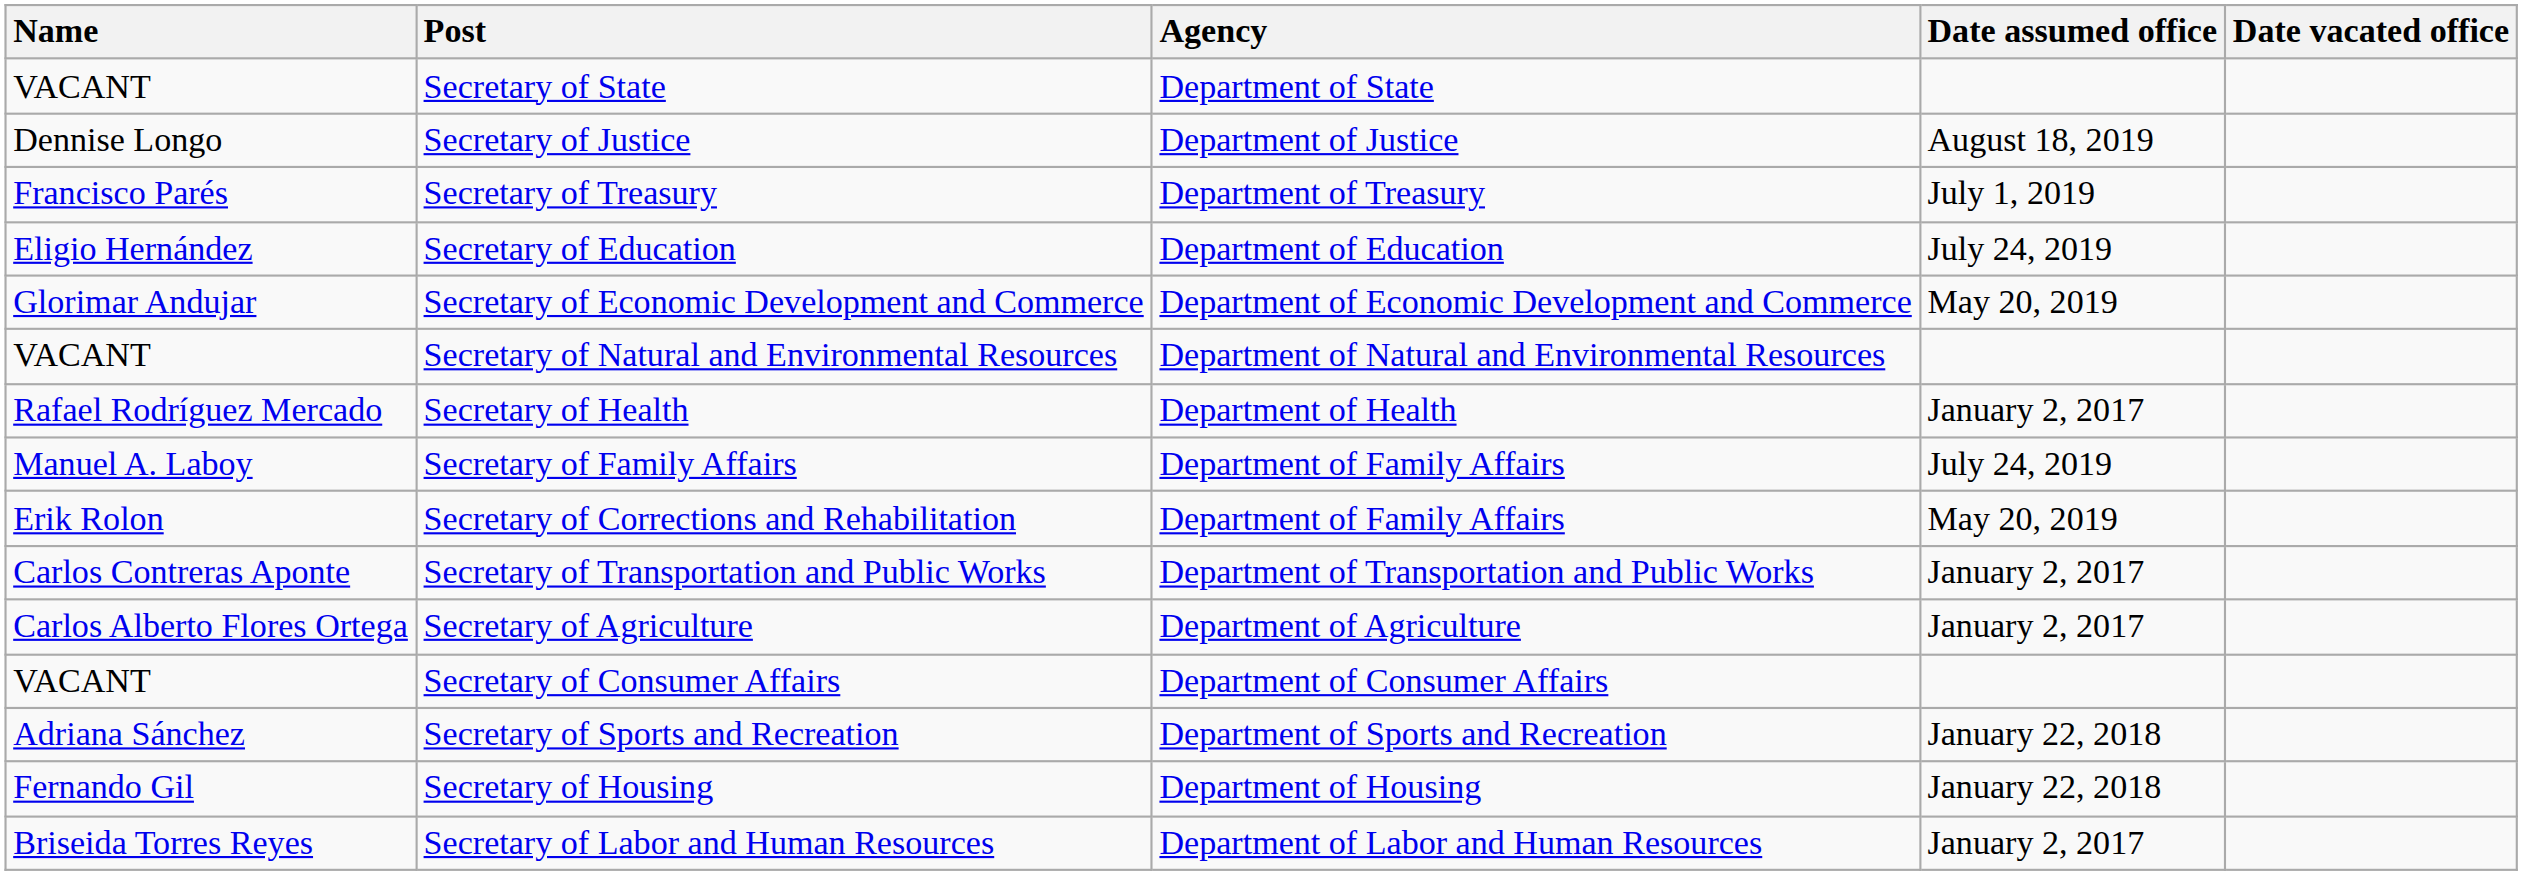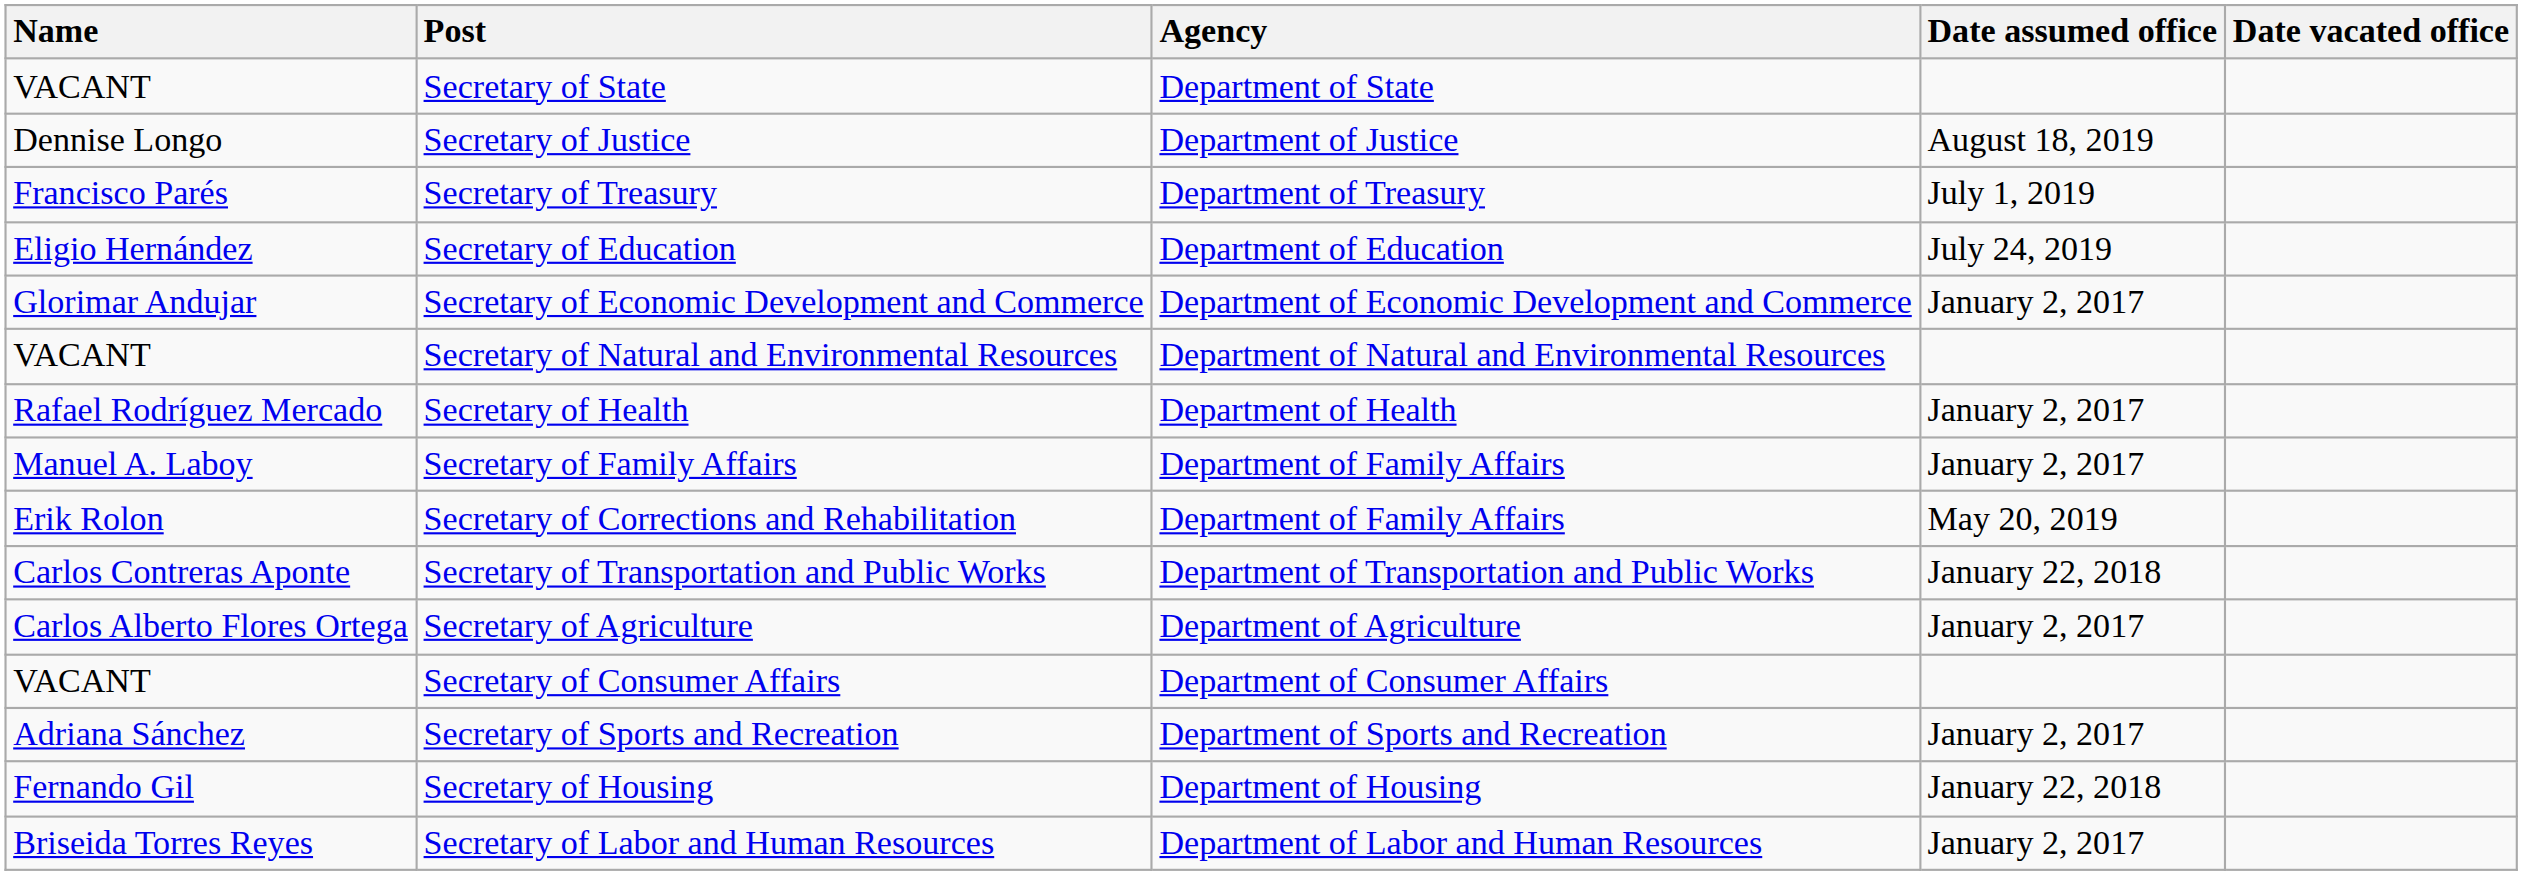(2023, 301) May 20, 2019 -> (2036, 301) January 2, 2017
(2020, 463) July 24, 2019 -> (2036, 463) January 2, 2017
(2036, 572) January 2, 2017 -> (2044, 572) January 22, 2018
(2044, 734) January 22, 2018 -> (2036, 734) January 2, 2017
